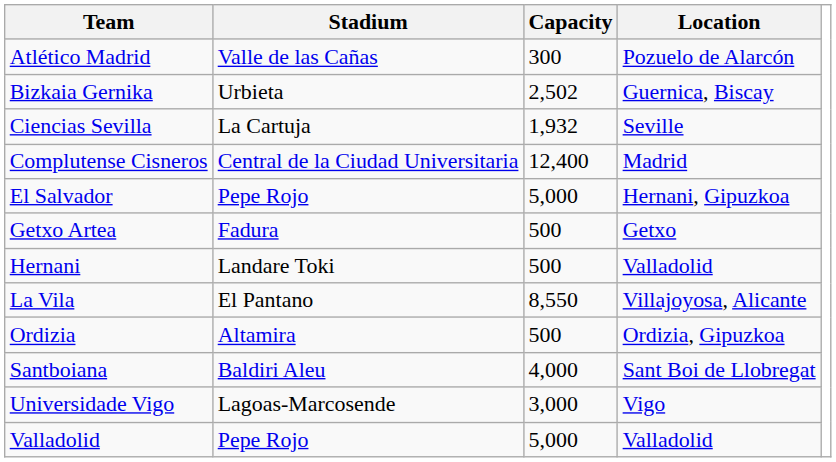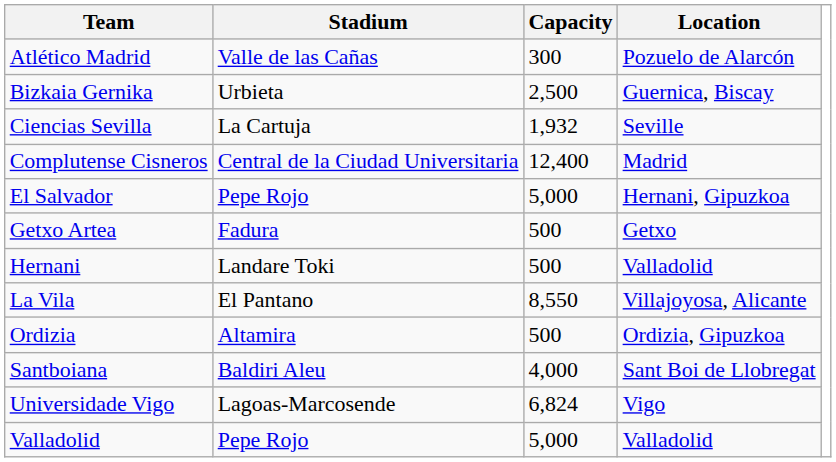(553, 91) 2,502 -> (553, 91) 2,500
(553, 404) 3,000 -> (553, 404) 6,824
